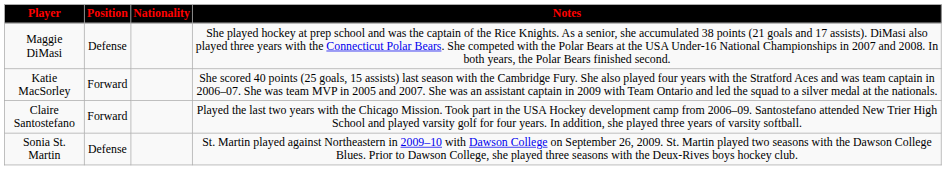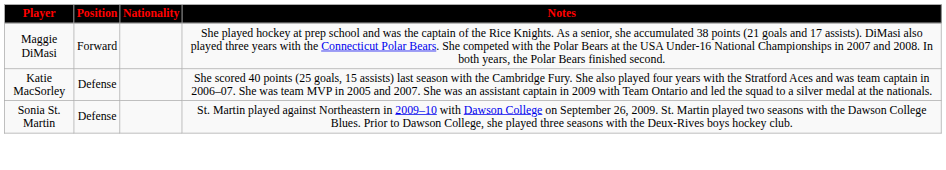(107, 45) Defense -> (97, 45) Forward
(107, 84) Forward -> (97, 84) Defense
- row: (44, 116)
